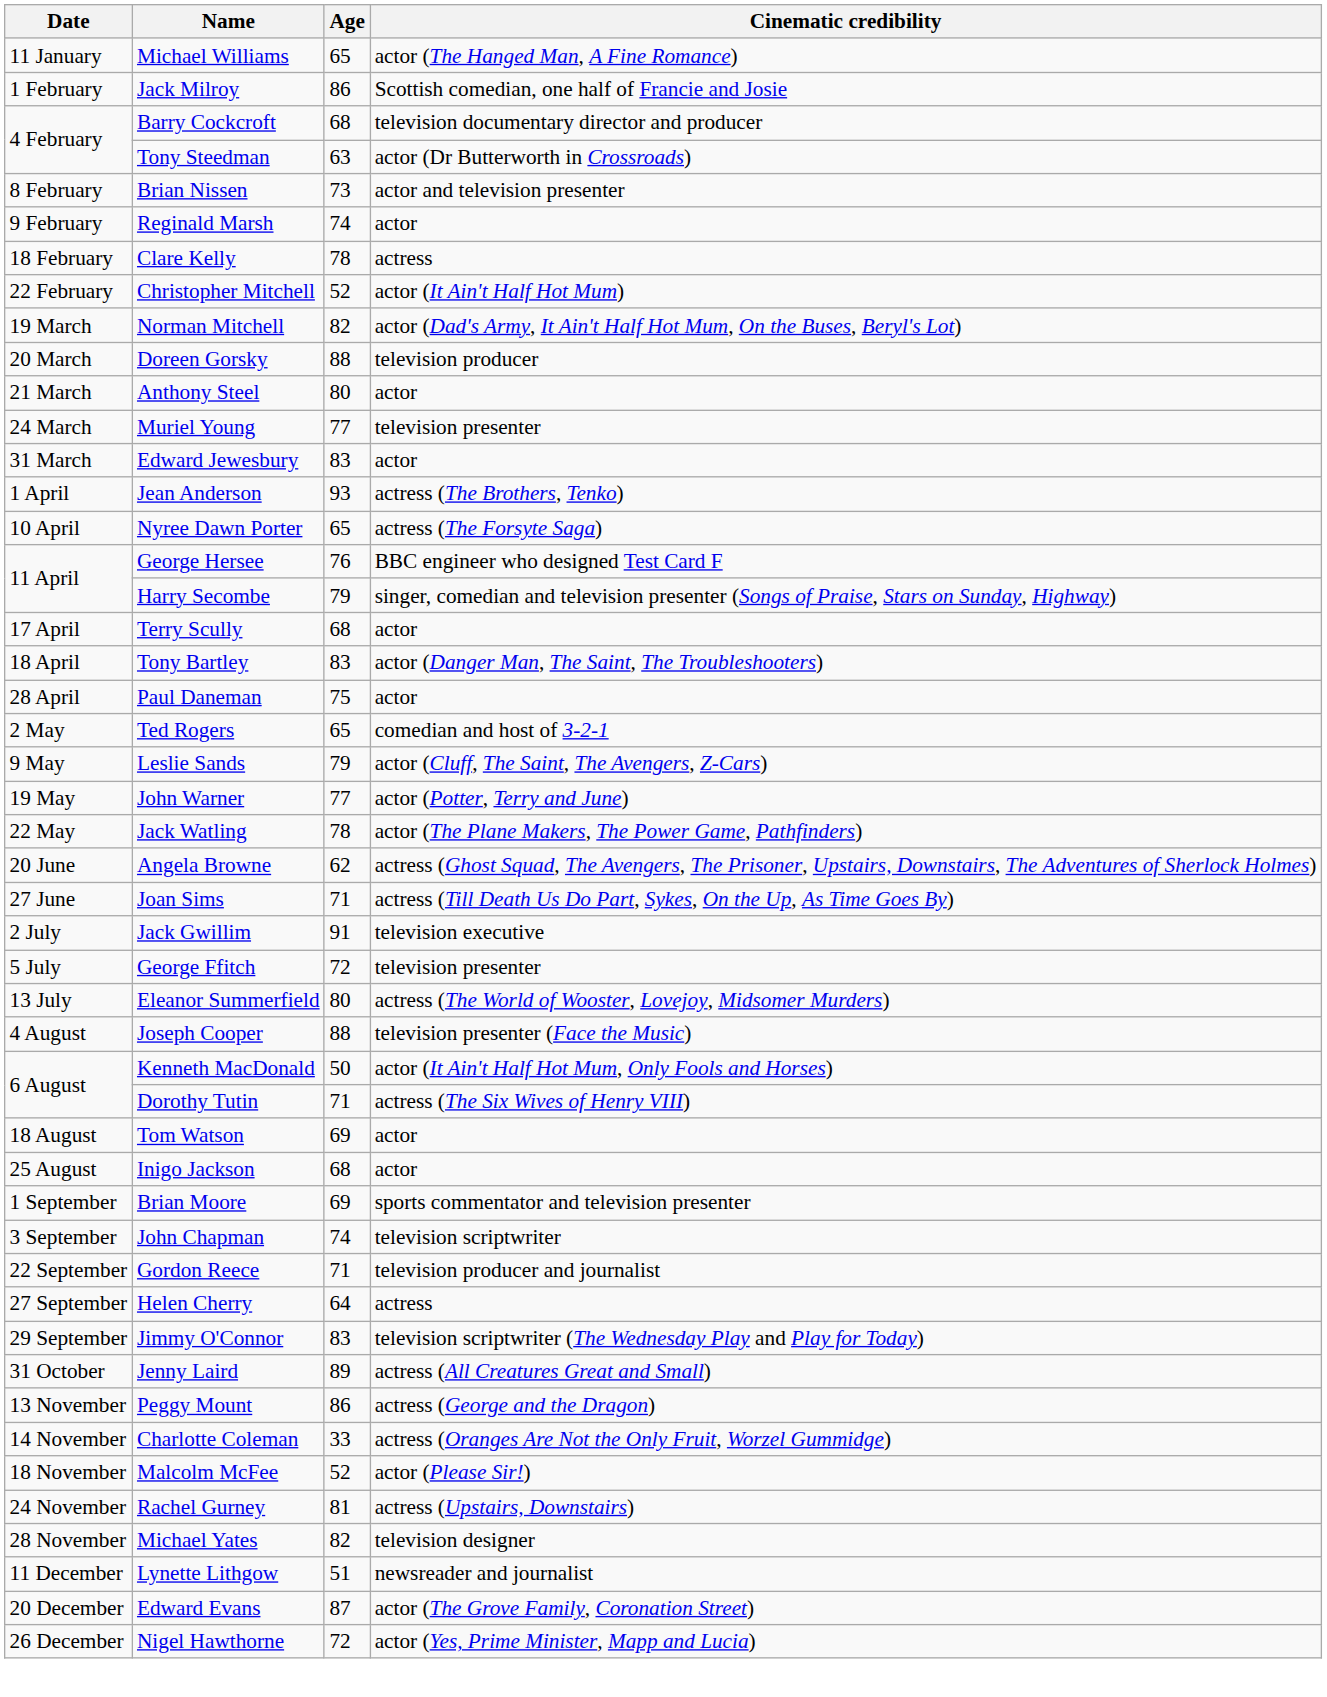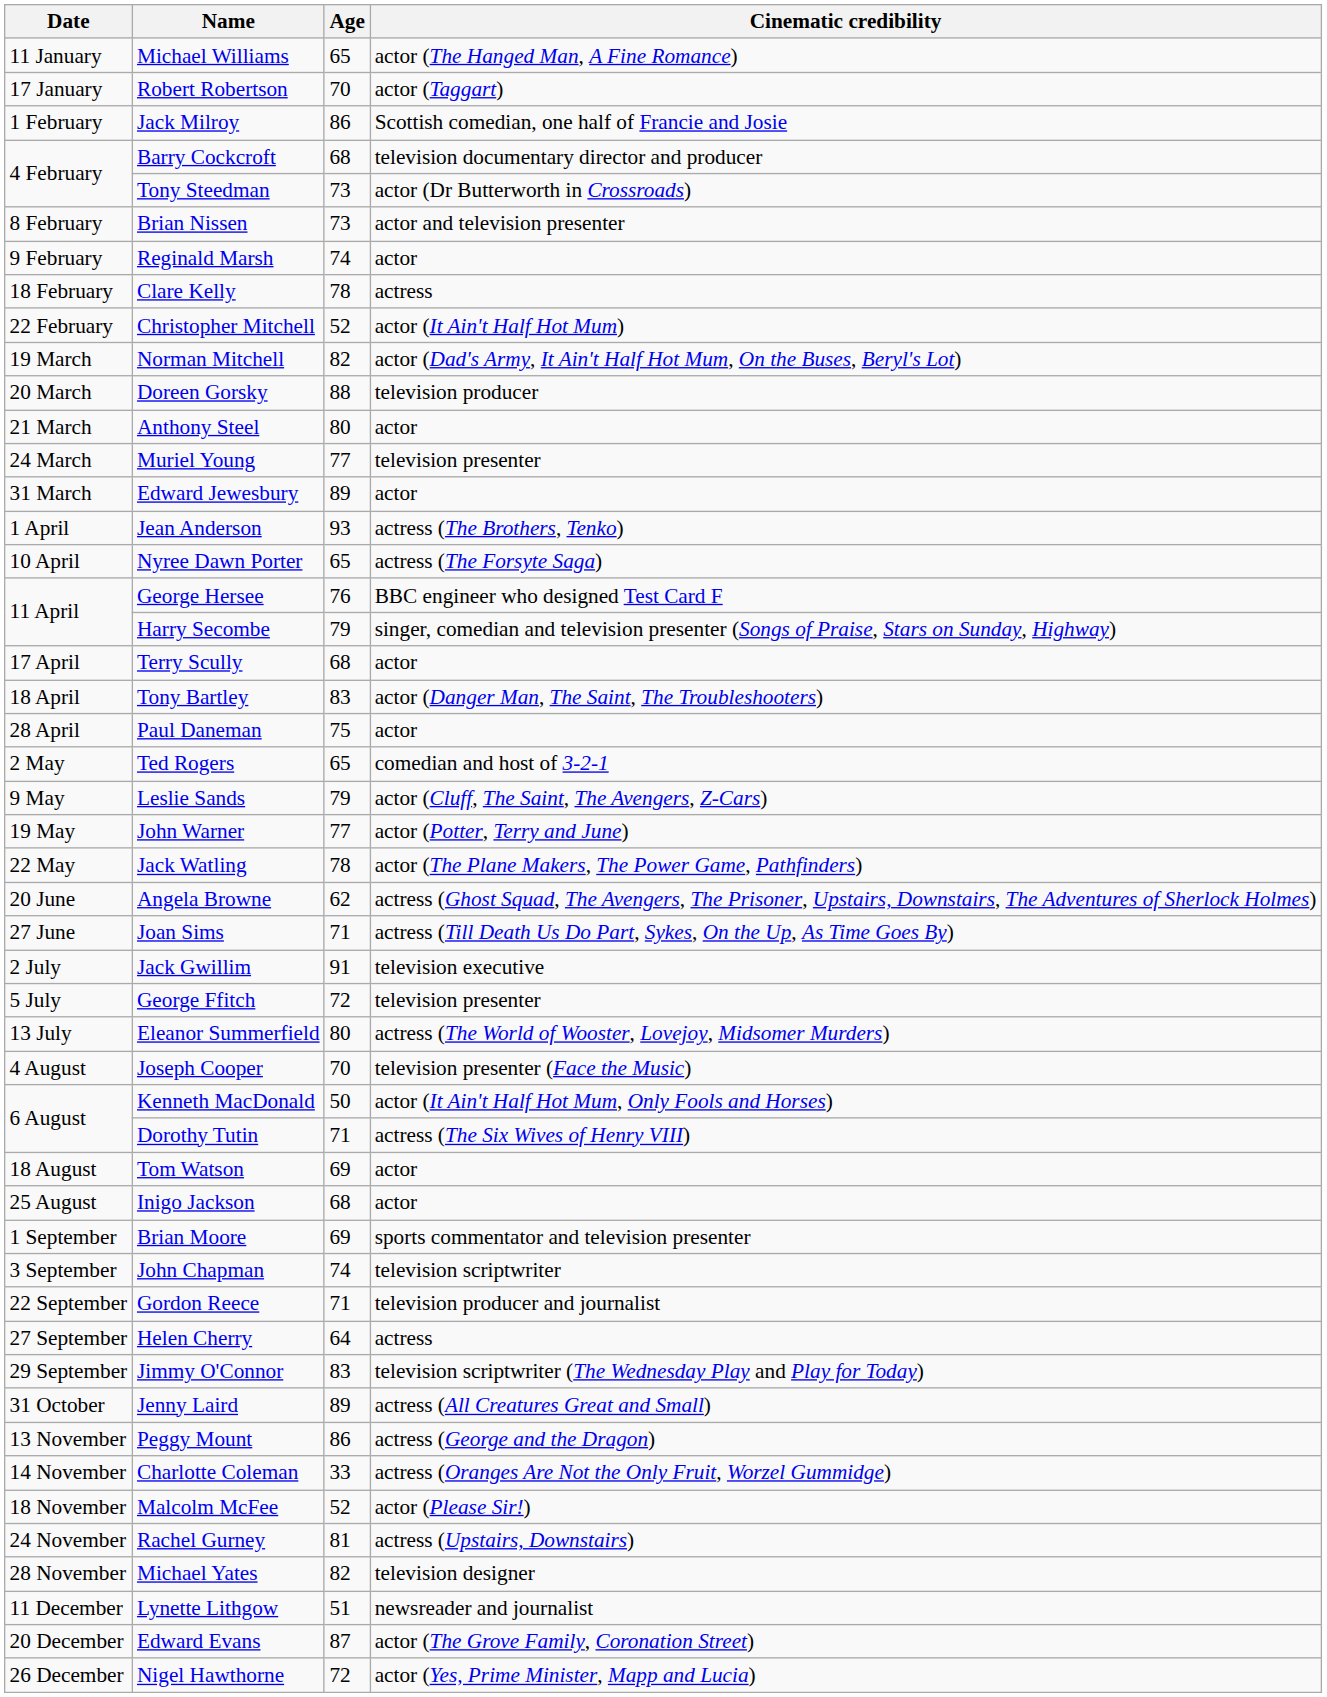+ row: (212, 88)
(340, 156) 63 -> (340, 190) 73
(340, 460) 83 -> (340, 493) 89
(340, 1033) 88 -> (340, 1067) 70
